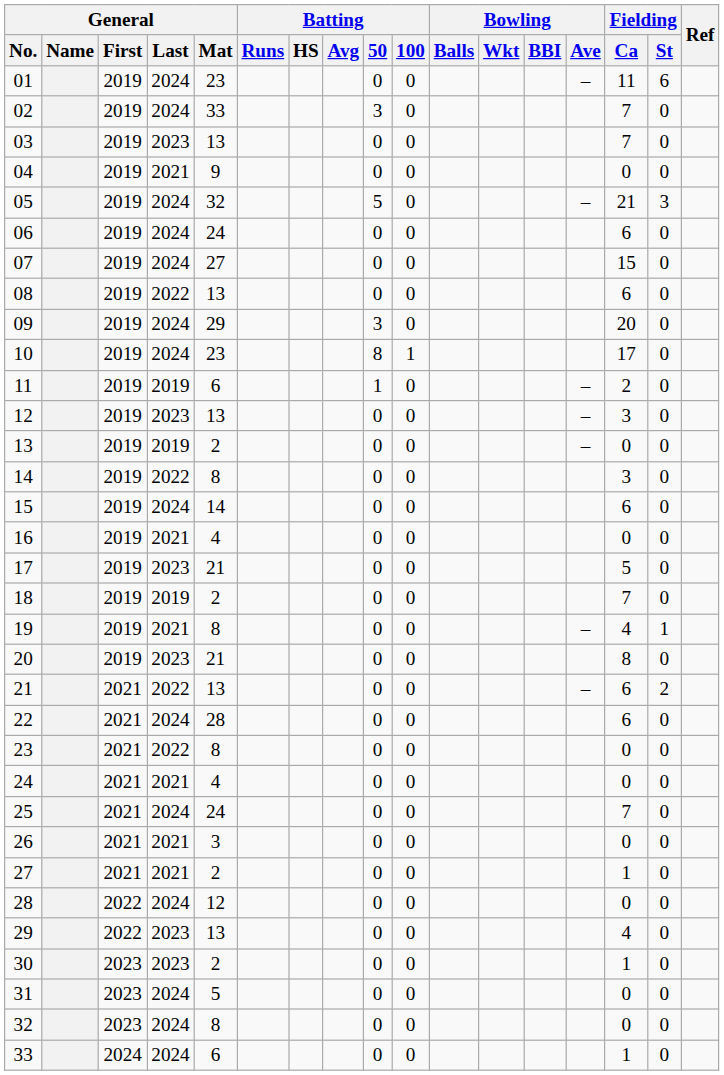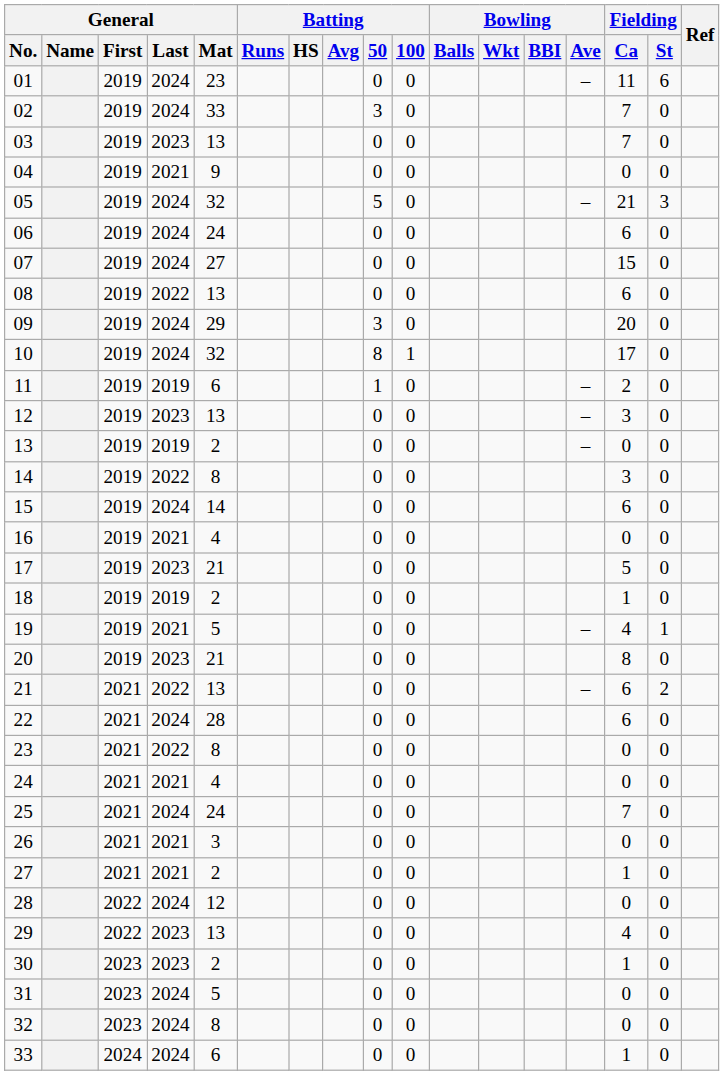(216, 354) 23 -> (216, 354) 32
(626, 598) 7 -> (626, 598) 1
(216, 628) 8 -> (216, 628) 5
